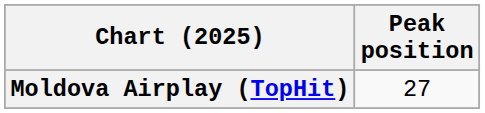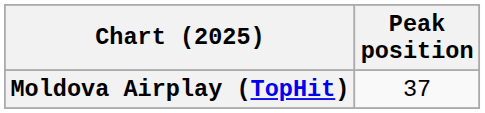(417, 90) 27 -> (417, 90) 37
